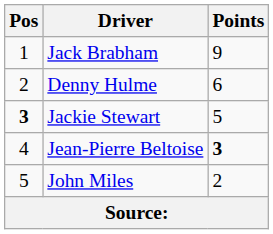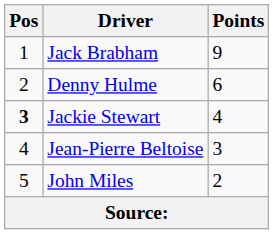(217, 116) 5 -> (217, 116) 4
(217, 149) bold -> (217, 149) normal
